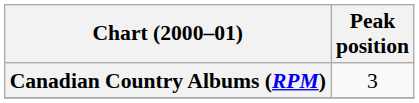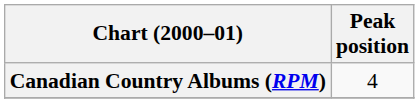(373, 80) 3 -> (373, 80) 4
